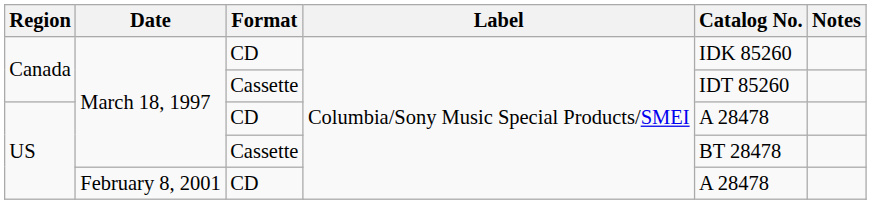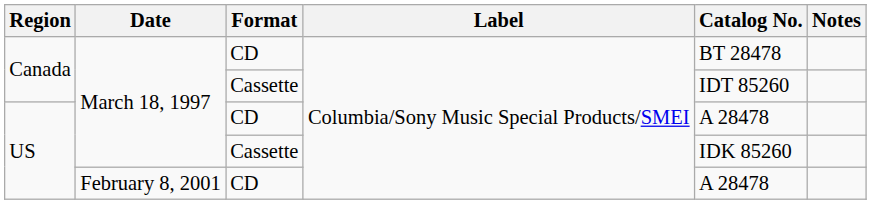(745, 53) IDK 85260 -> (740, 53) BT 28478
(740, 150) BT 28478 -> (745, 150) IDK 85260
